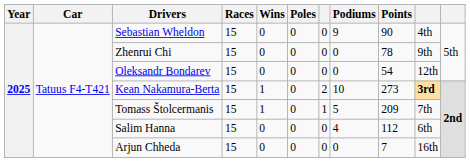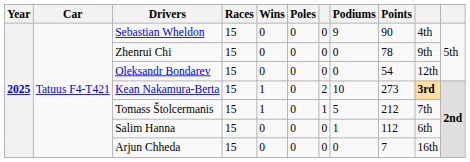(390, 108) 209 -> (390, 108) 212
(336, 128) 4 -> (336, 128) 1
